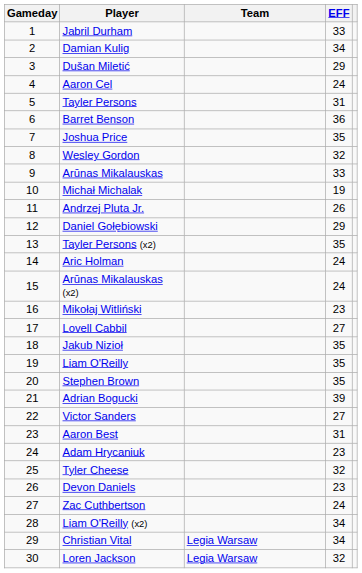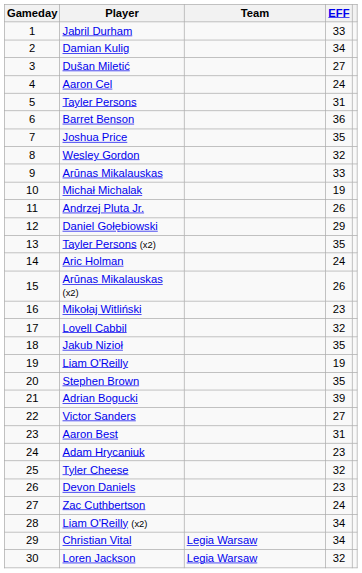(339, 66) 29 -> (339, 66) 27
(339, 286) 24 -> (339, 286) 26
(339, 327) 27 -> (339, 327) 32
(339, 363) 35 -> (339, 363) 19
